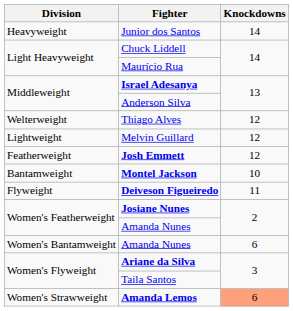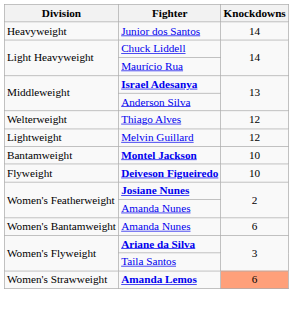- row: (39, 155)
(255, 191) 11 -> (255, 173) 10
